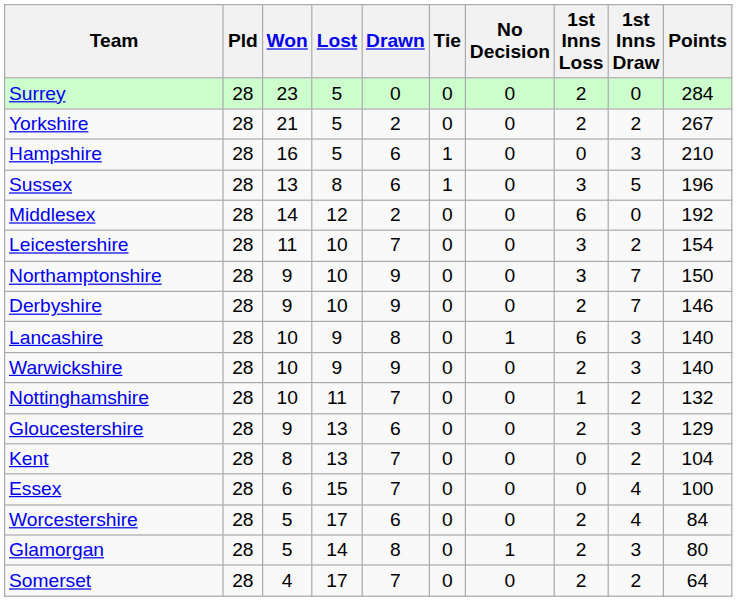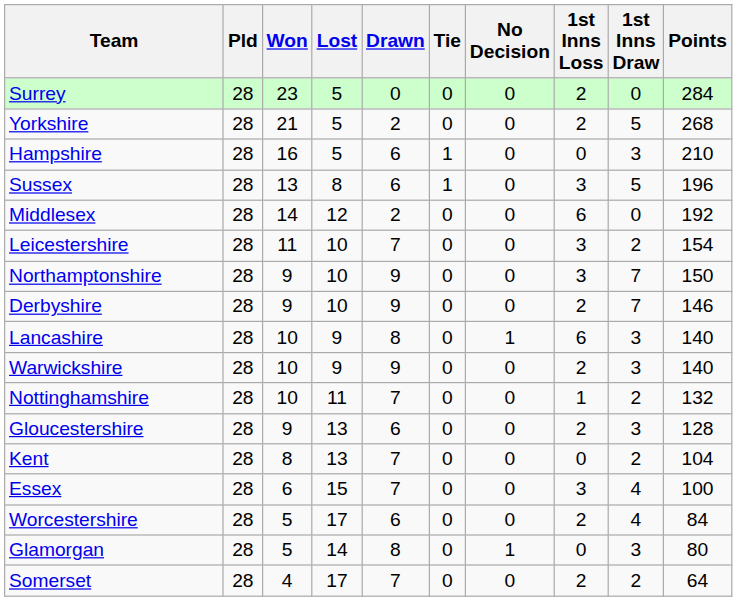(636, 123) 2 -> (636, 123) 5
(698, 123) 267 -> (698, 123) 268
(698, 428) 129 -> (698, 428) 128
(581, 489) 0 -> (581, 489) 3
(581, 550) 2 -> (581, 550) 0
